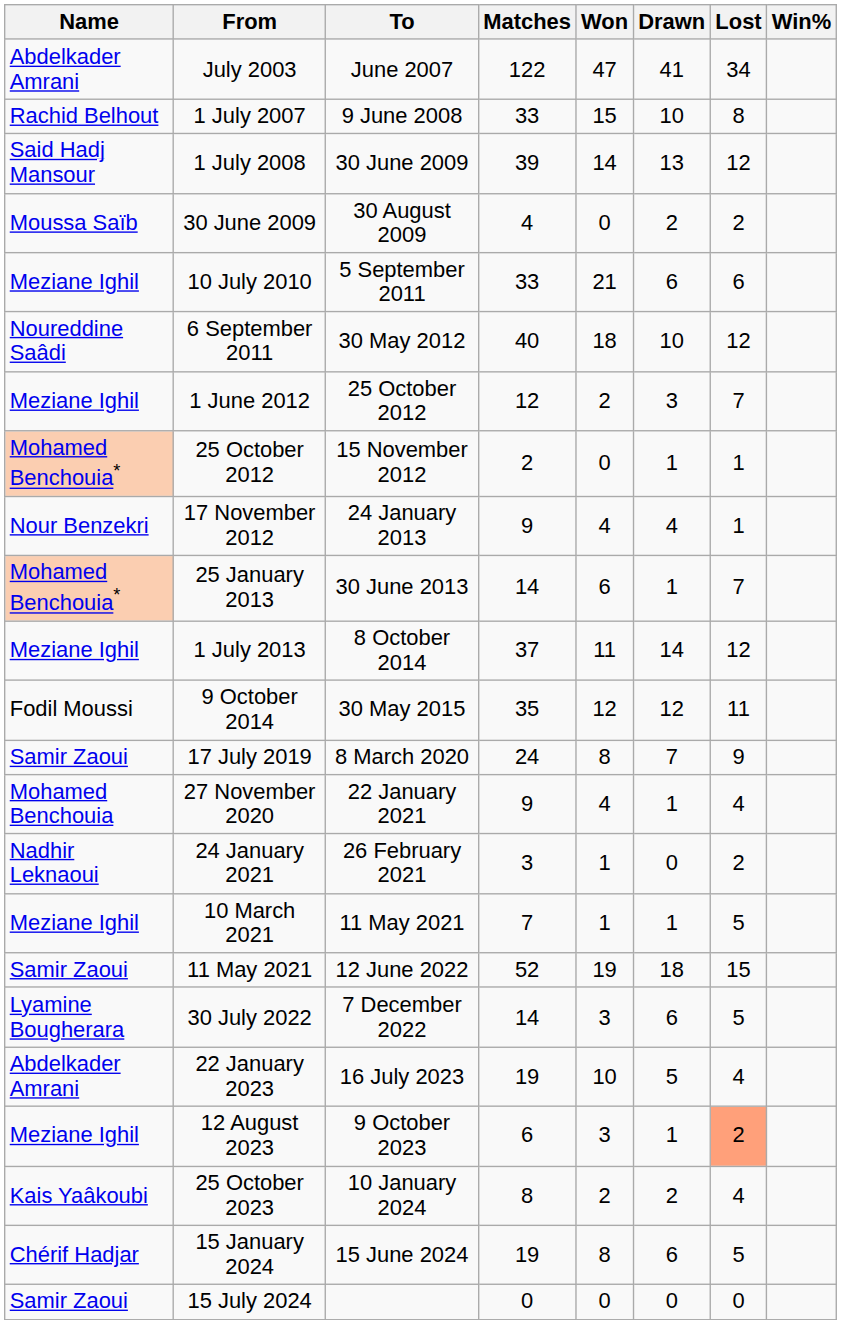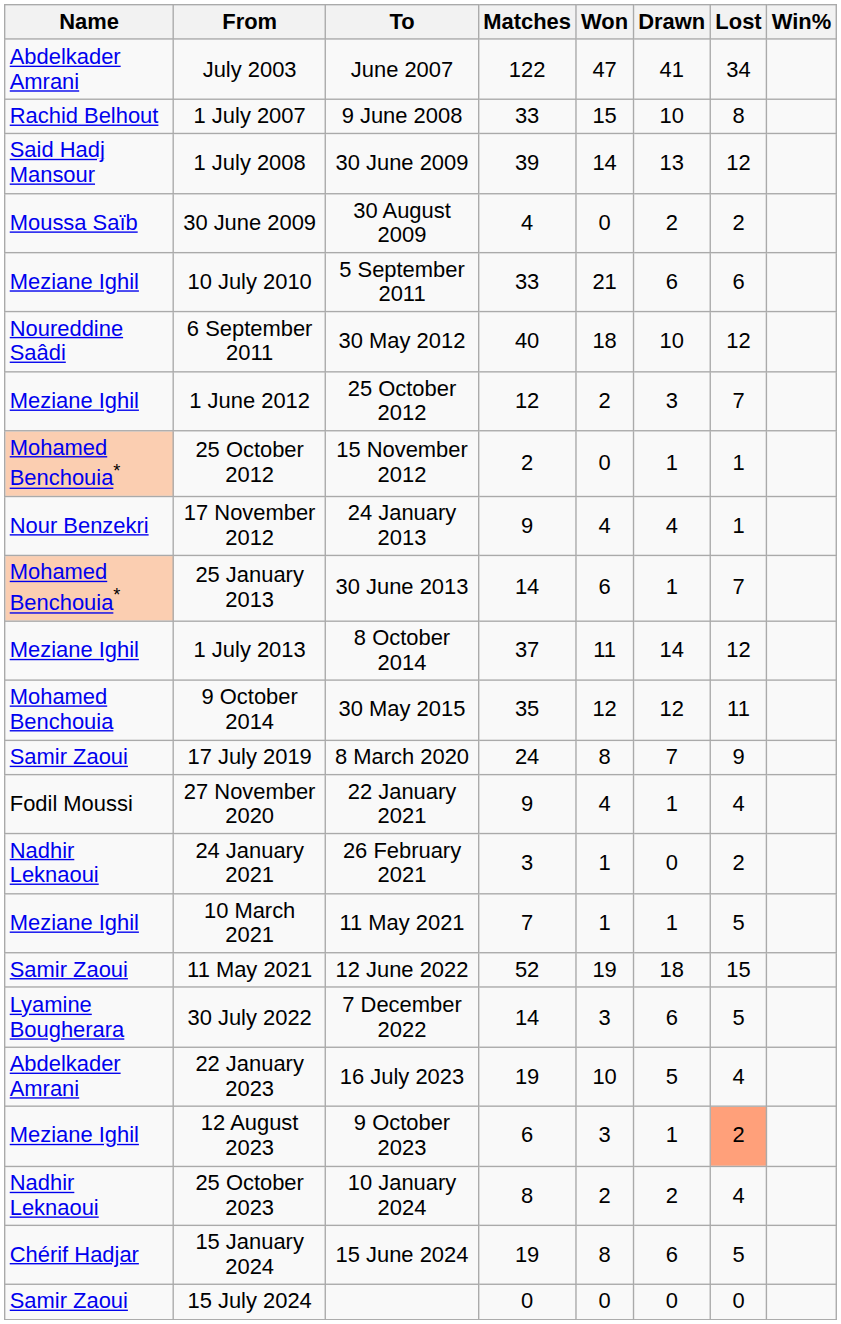(71, 709) Fodil Moussi -> (62, 709) Mohamed Benchouia
(62, 804) Mohamed Benchouia -> (71, 804) Fodil Moussi
(79, 1195) Kais Yaâkoubi -> (54, 1195) Nadhir Leknaoui
